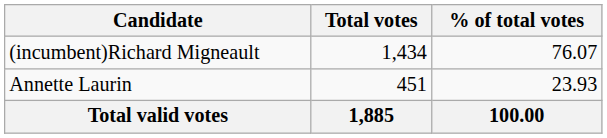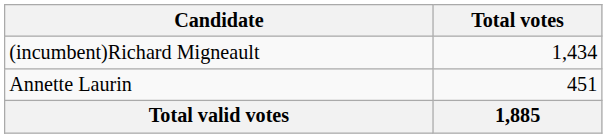- column: (517, 20)
